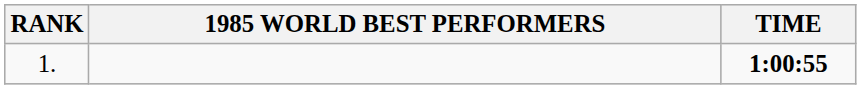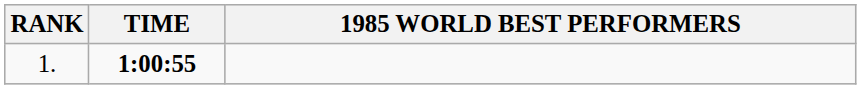columns swapped: (405, 24) <-> (788, 24)
